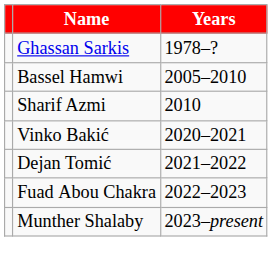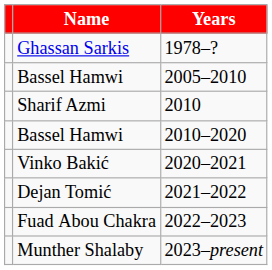+ row: (205, 134)
